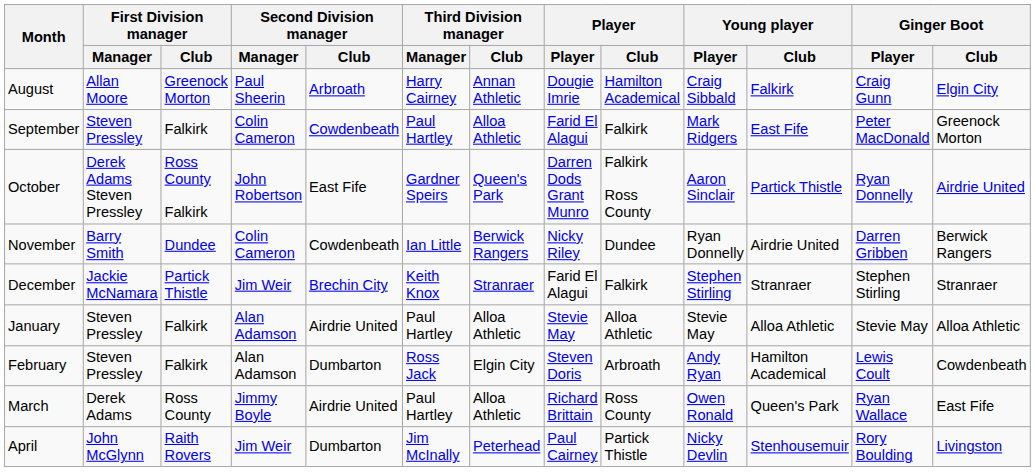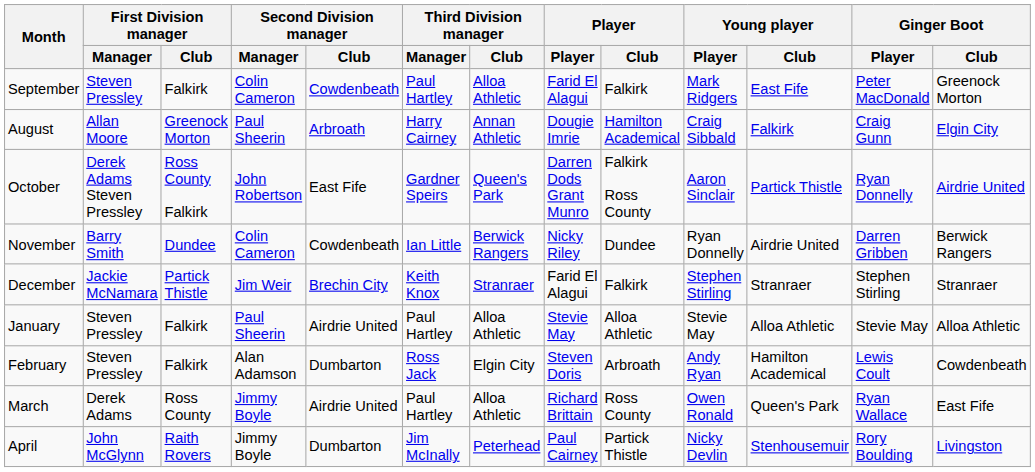rows swapped: (31, 89) <-> (44, 129)
(266, 325) Alan Adamson -> (260, 325) Paul Sheerin
(263, 446) Jim Weir -> (256, 446) Jimmy Boyle
